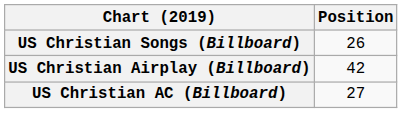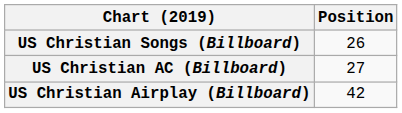rows swapped: (159, 69) <-> (159, 94)
